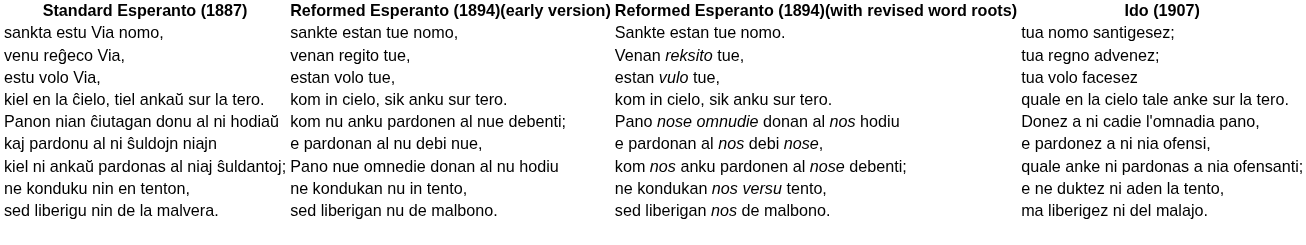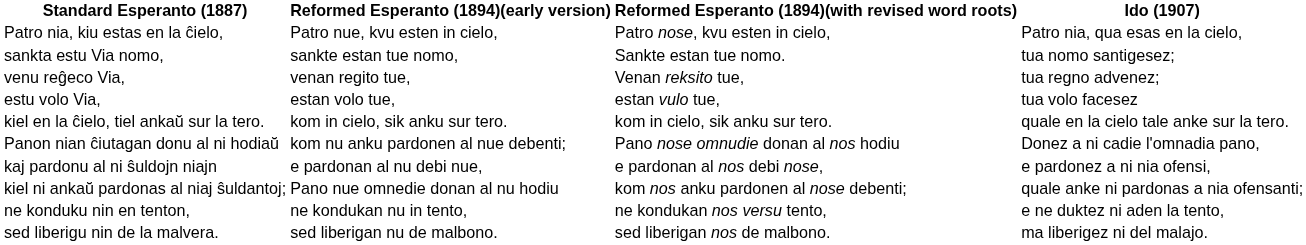+ row: (114, 33)
